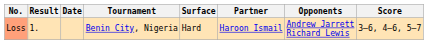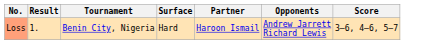- column: (72, 11)
